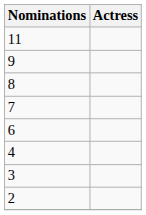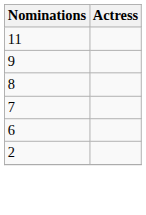- row: (11, 152)
- row: (11, 175)
